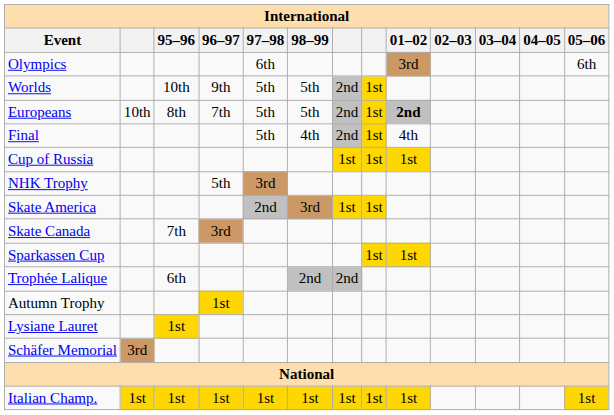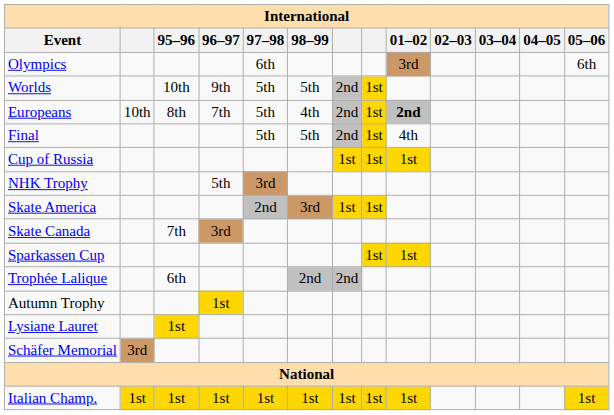(310, 111) 5th -> (310, 111) 4th
(310, 135) 4th -> (310, 135) 5th
